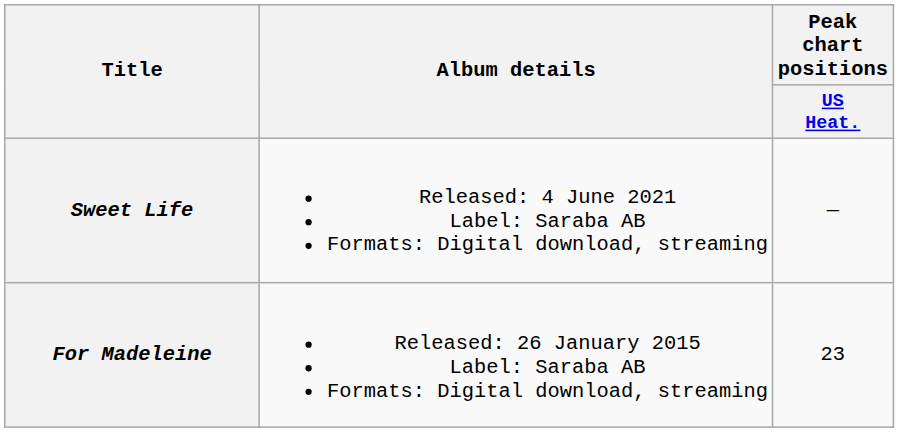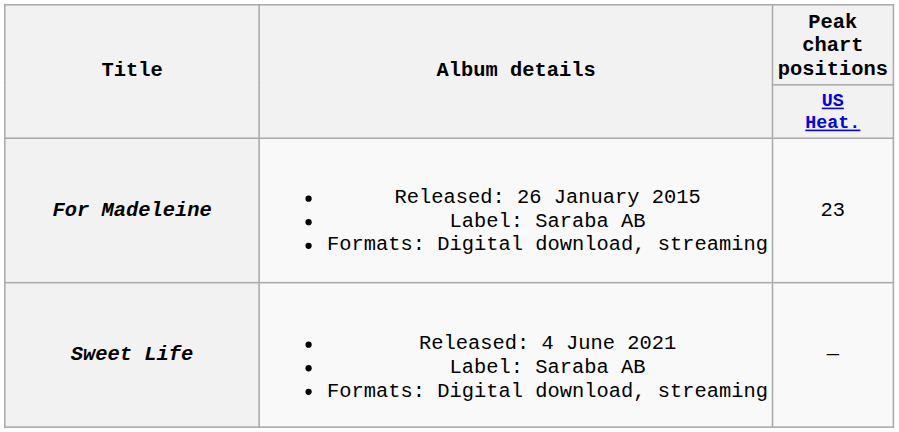rows swapped: (132, 355) <-> (132, 210)
